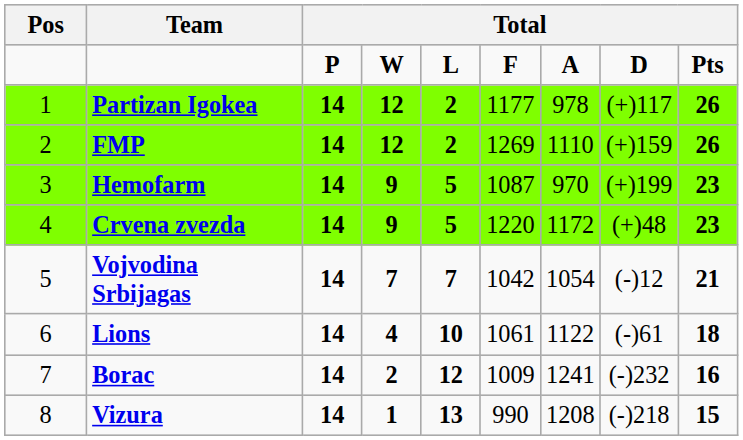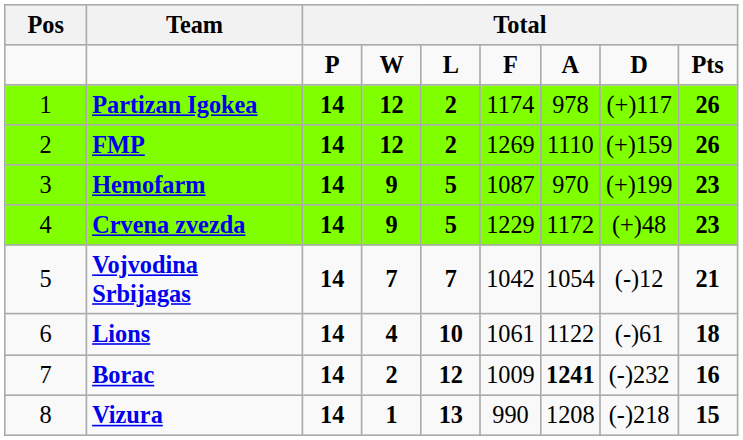(510, 104) 1177 -> (510, 104) 1174
(510, 225) 1220 -> (510, 225) 1229
(570, 374) normal -> (570, 374) bold
